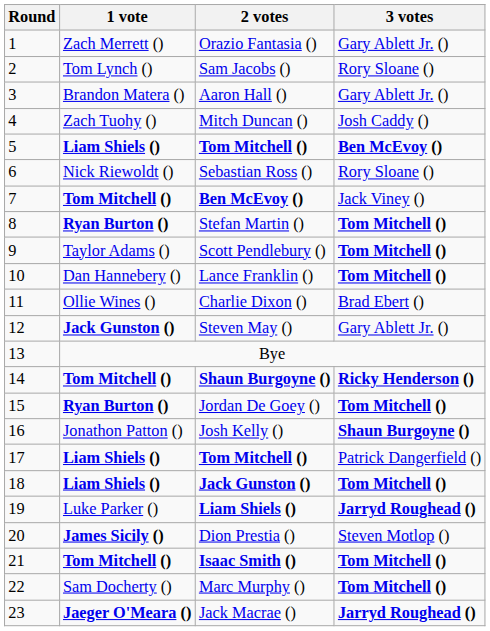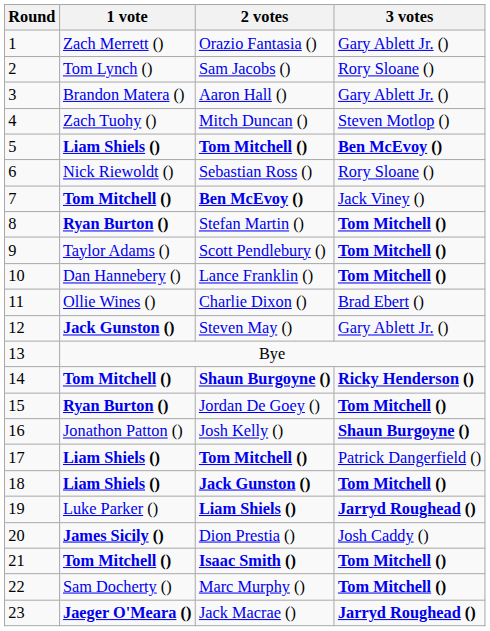(383, 120) Josh Caddy () -> (394, 120) Steven Motlop ()
(394, 535) Steven Motlop () -> (383, 535) Josh Caddy ()
